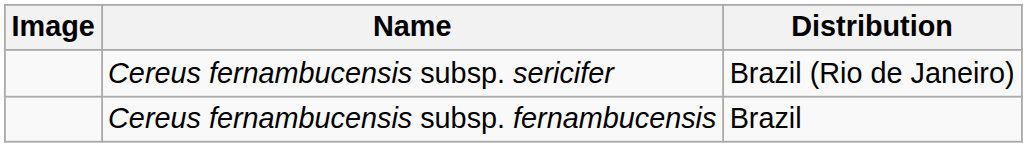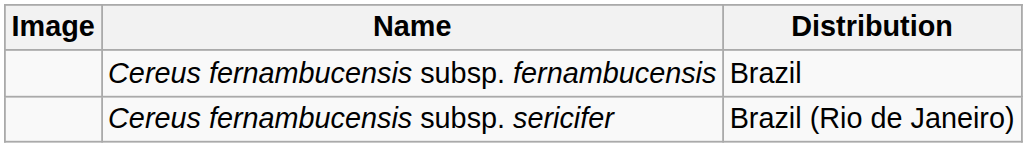rows swapped: (412, 118) <-> (361, 73)
